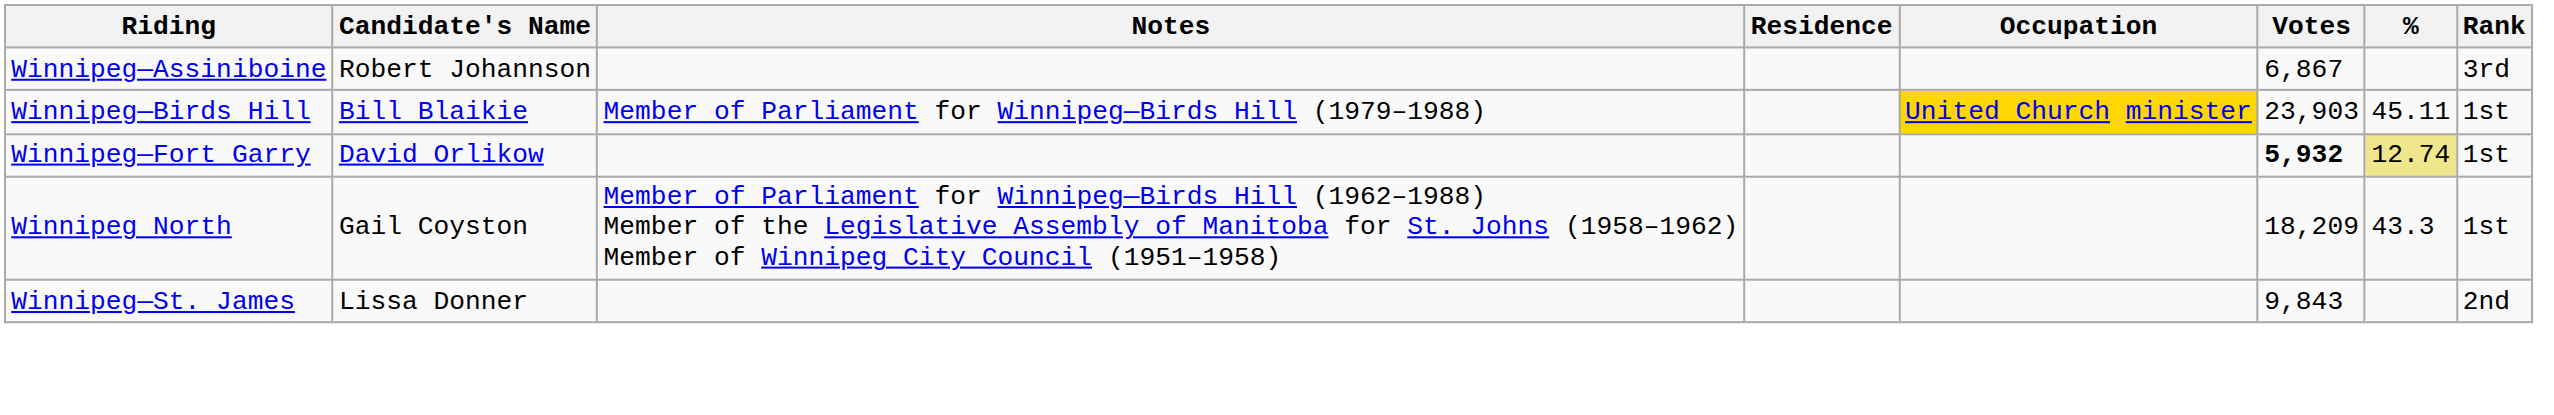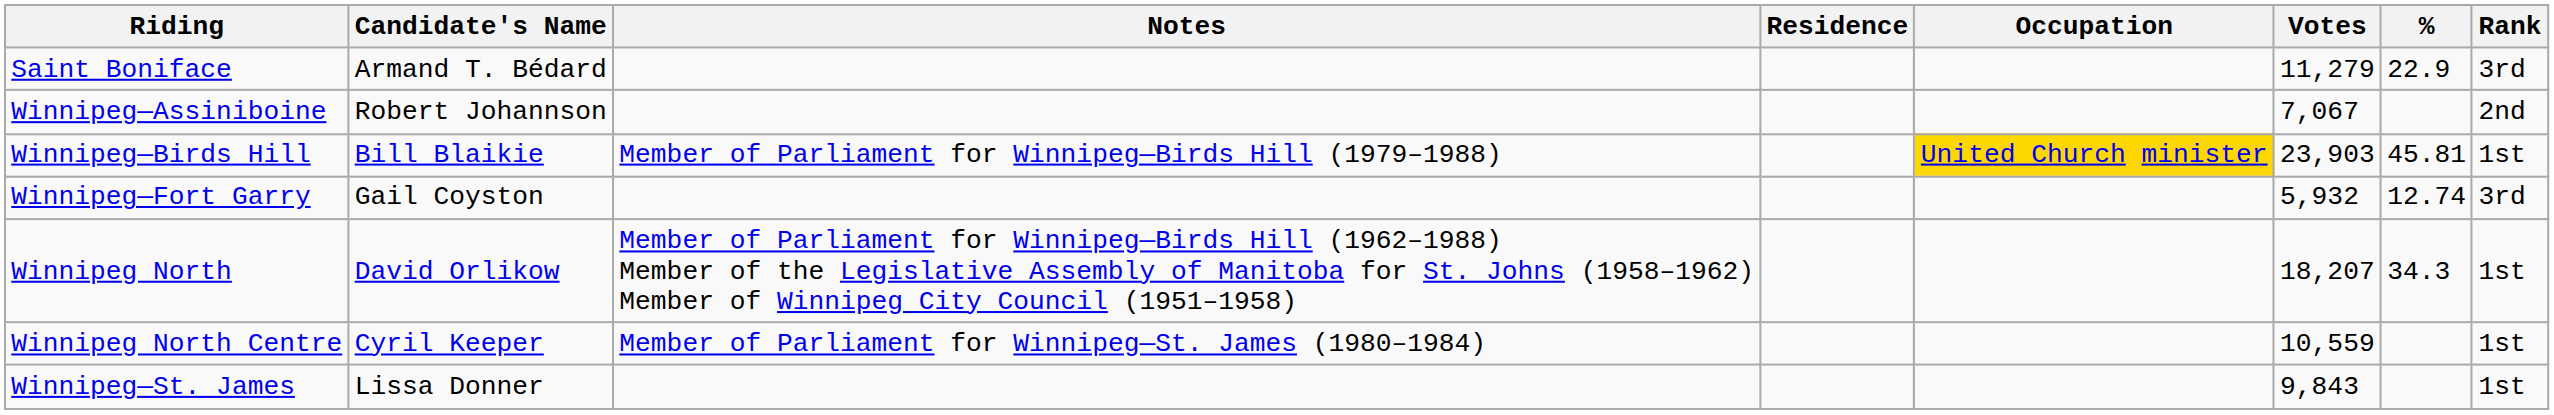+ row: (122, 69)
(2304, 69) 6,867 -> (2320, 112) 7,067
(2486, 69) 3rd -> (2502, 112) 2nd
(2411, 112) 45.11 -> (2427, 155) 45.81
(441, 155) David Orlikow -> (449, 198) Gail Coyston
(2304, 155) bold -> (2320, 198) normal
(2411, 155) khaki background -> (2427, 198) no background
(2486, 155) 1st -> (2502, 198) 3rd
(434, 228) Gail Coyston -> (457, 271) David Orlikow
(2312, 228) 18,209 -> (2327, 271) 18,207
(2403, 228) 43.3 -> (2419, 271) 34.3
+ row: (177, 344)
(2486, 301) 2nd -> (2502, 387) 1st
